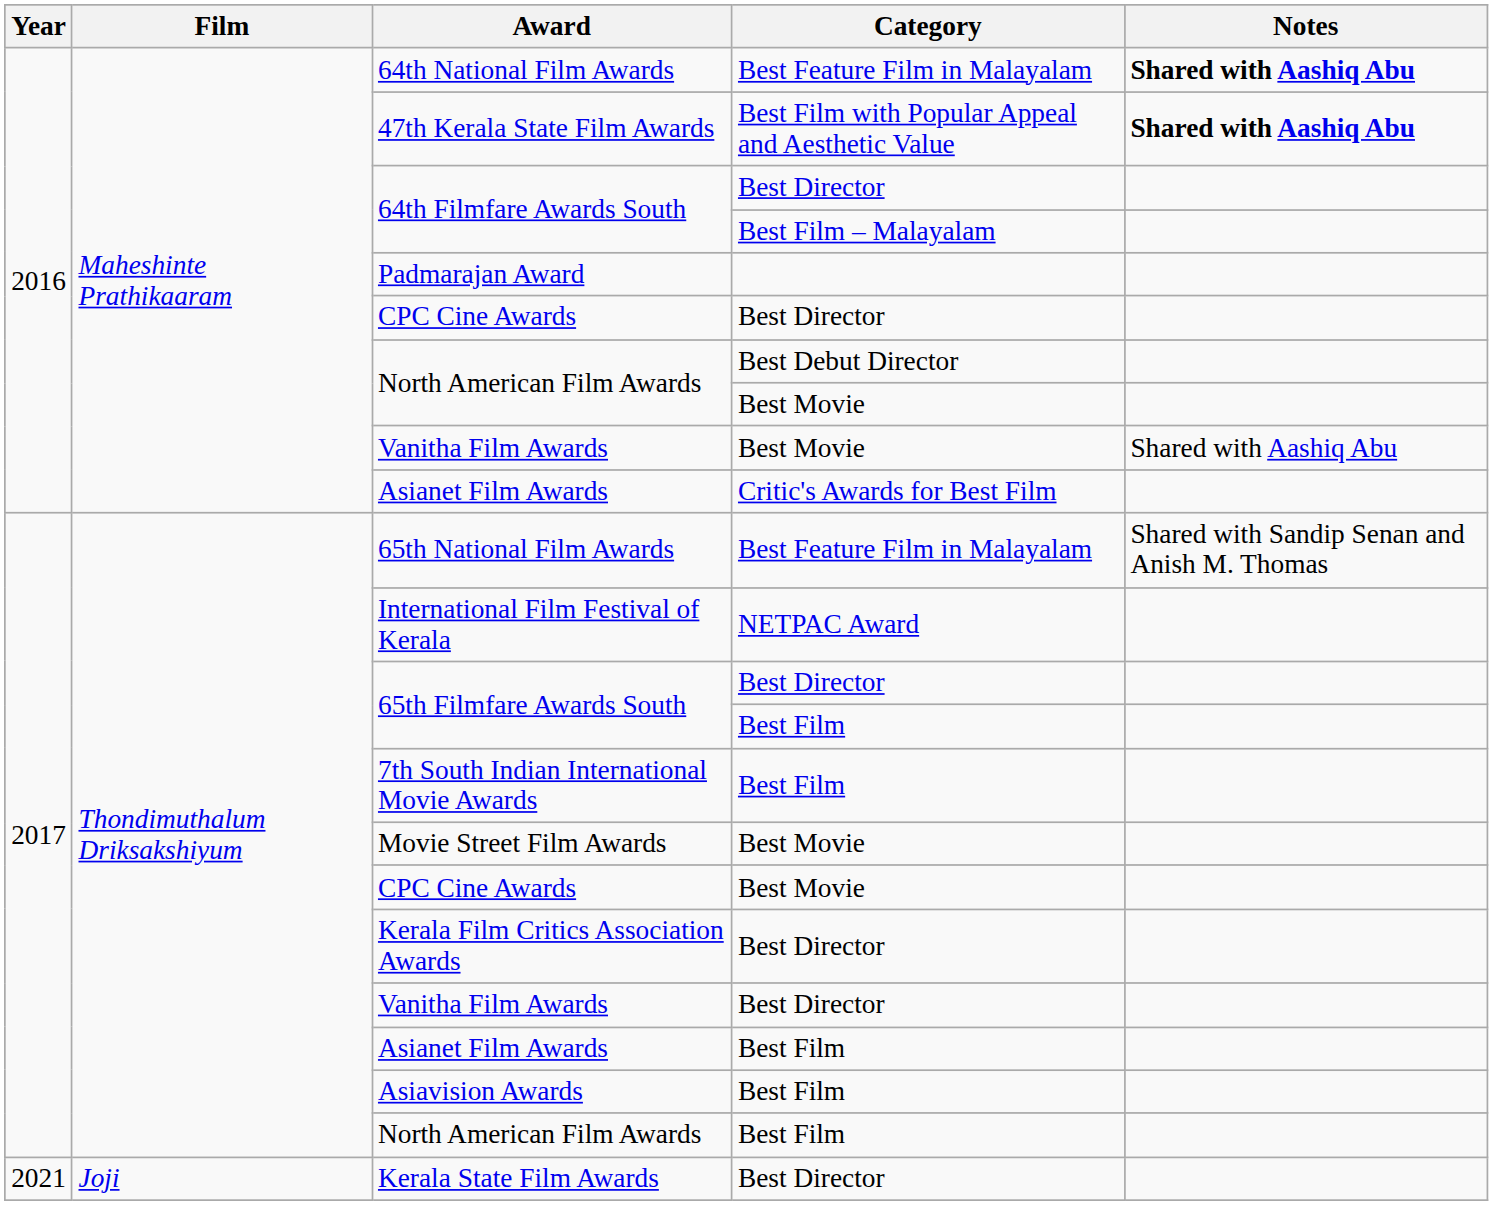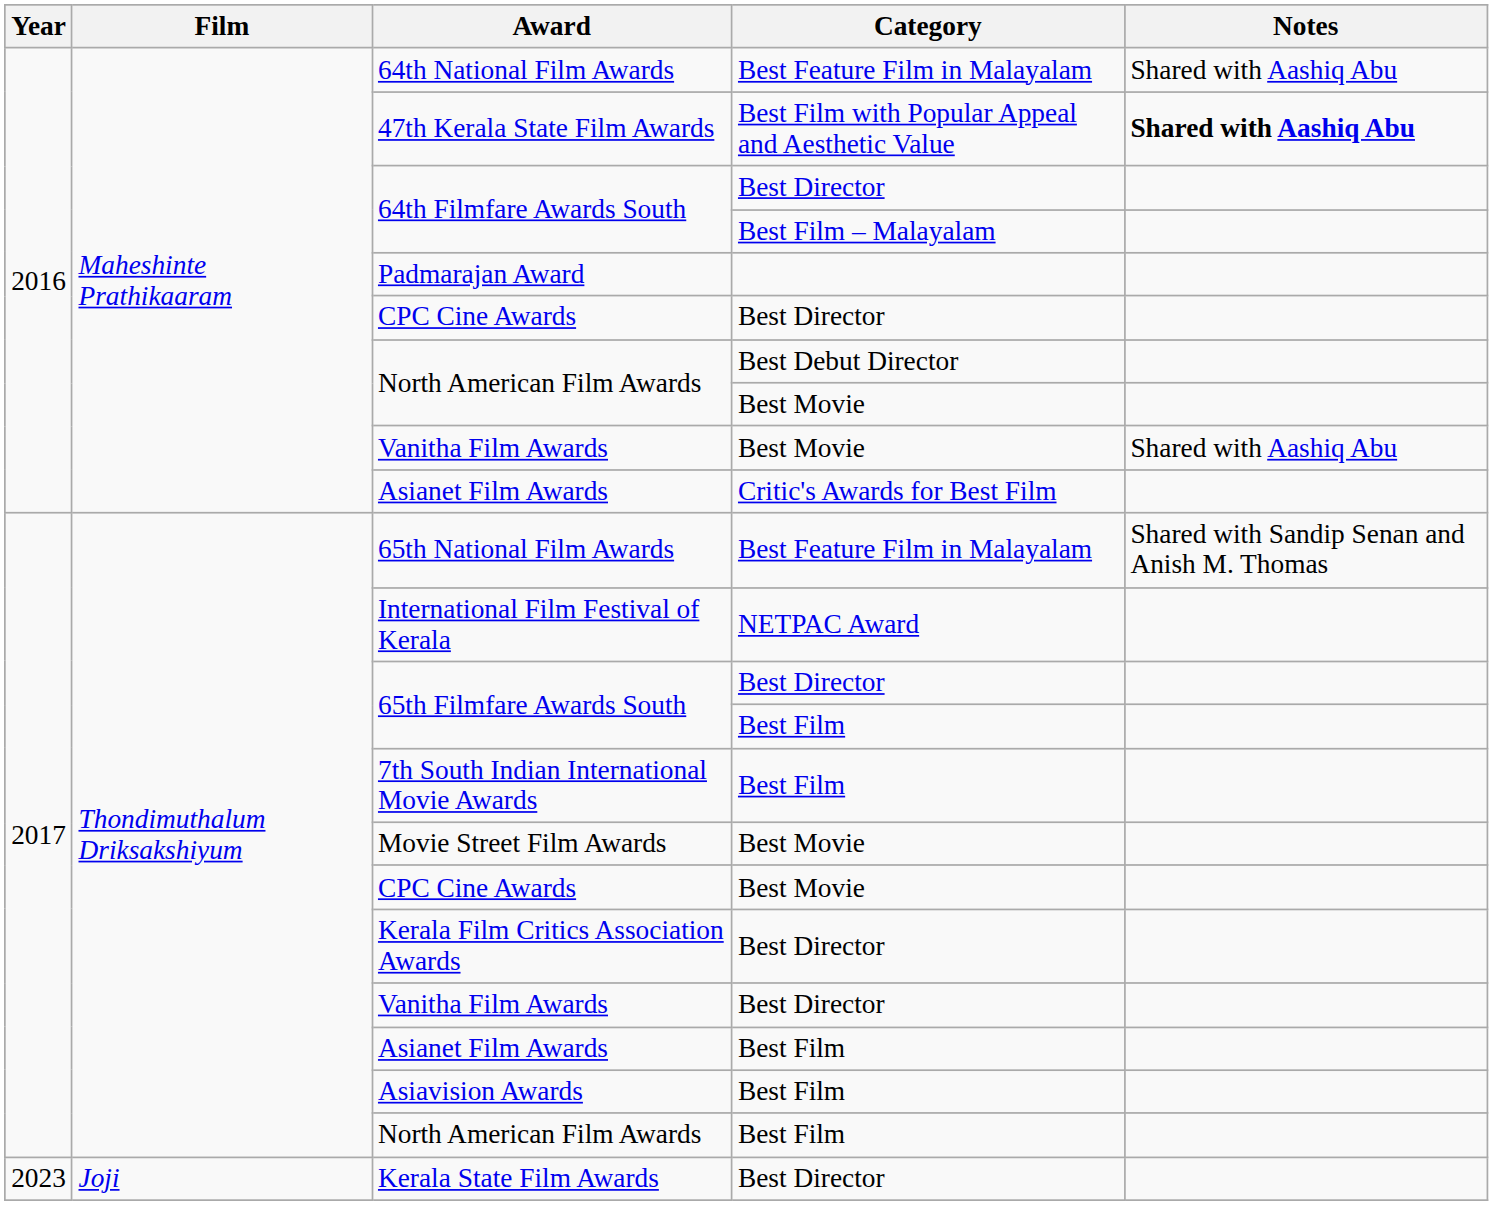(1273, 69) bold -> (1264, 69) normal
(39, 1178) 2021 -> (39, 1178) 2023
